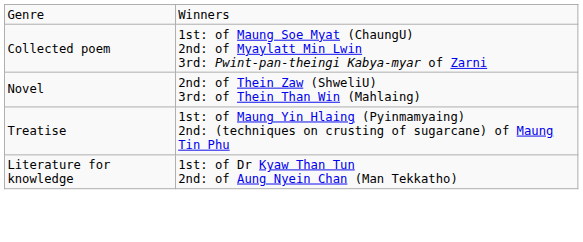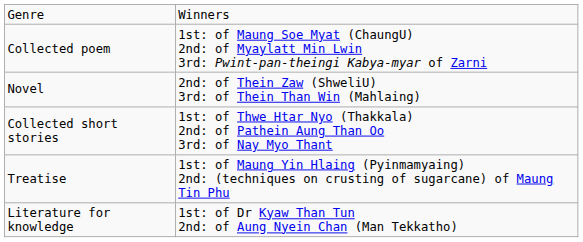+ row: (63, 131)
